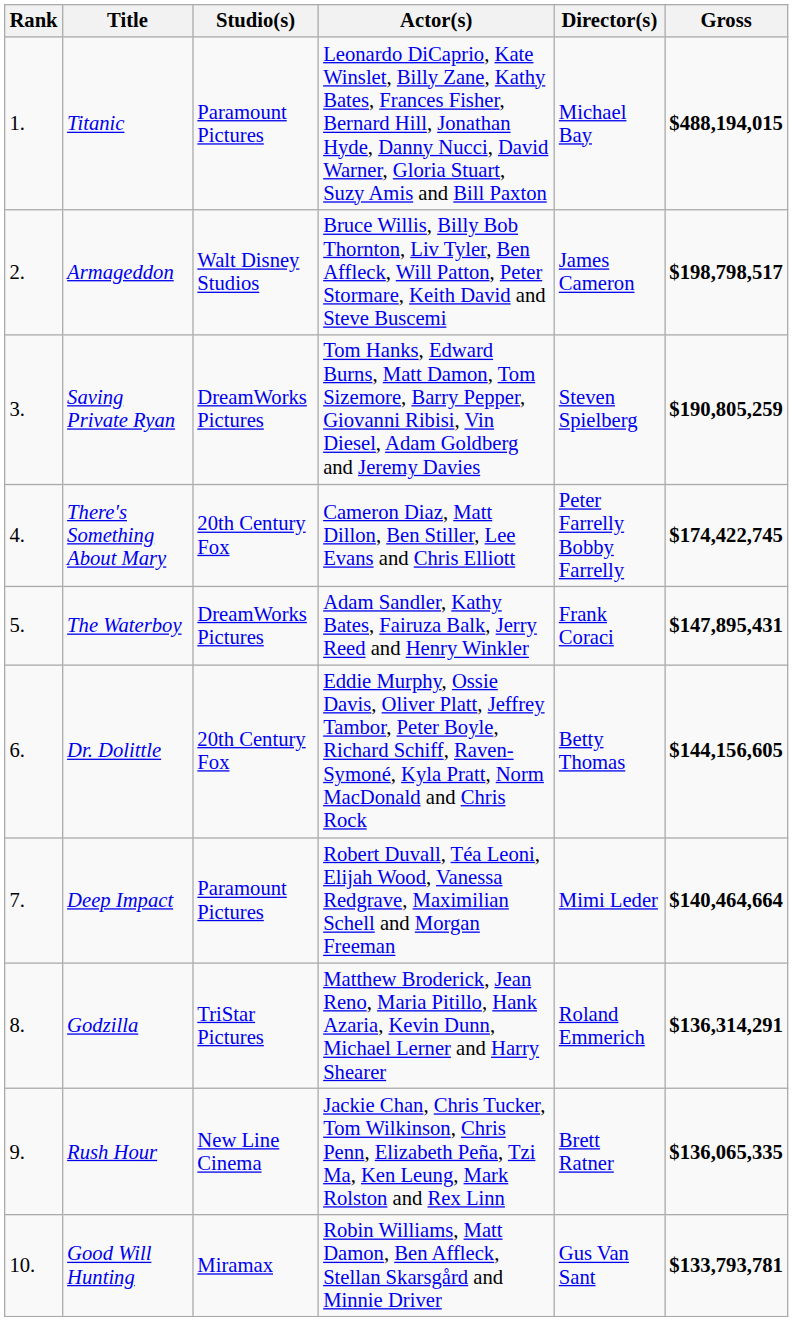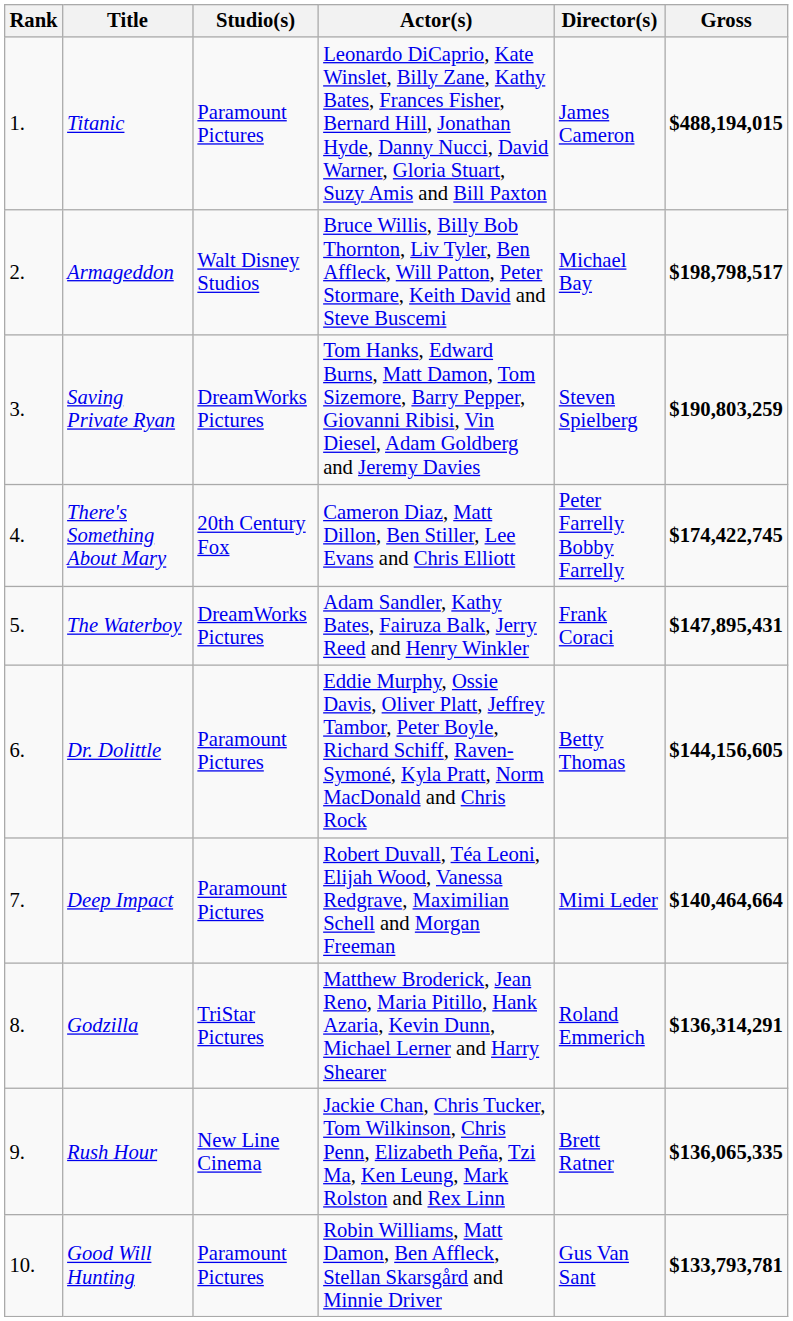(593, 123) Michael Bay -> (597, 123) James Cameron
(597, 272) James Cameron -> (593, 272) Michael Bay
(726, 409) $190,805,259 -> (726, 409) $190,803,259
(252, 751) 20th Century Fox -> (242, 751) Paramount Pictures
(235, 1265) Miramax -> (242, 1265) Paramount Pictures
